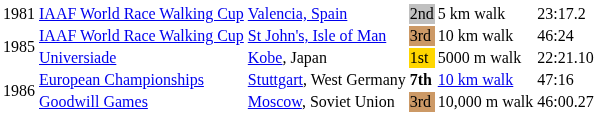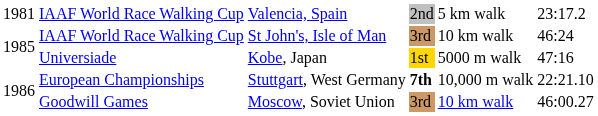(566, 58) 22:21.10 -> (556, 58) 47:16
(476, 80) 10 km walk -> (486, 80) 10,000 m walk
(556, 80) 47:16 -> (566, 80) 22:21.10
(486, 102) 10,000 m walk -> (476, 102) 10 km walk
